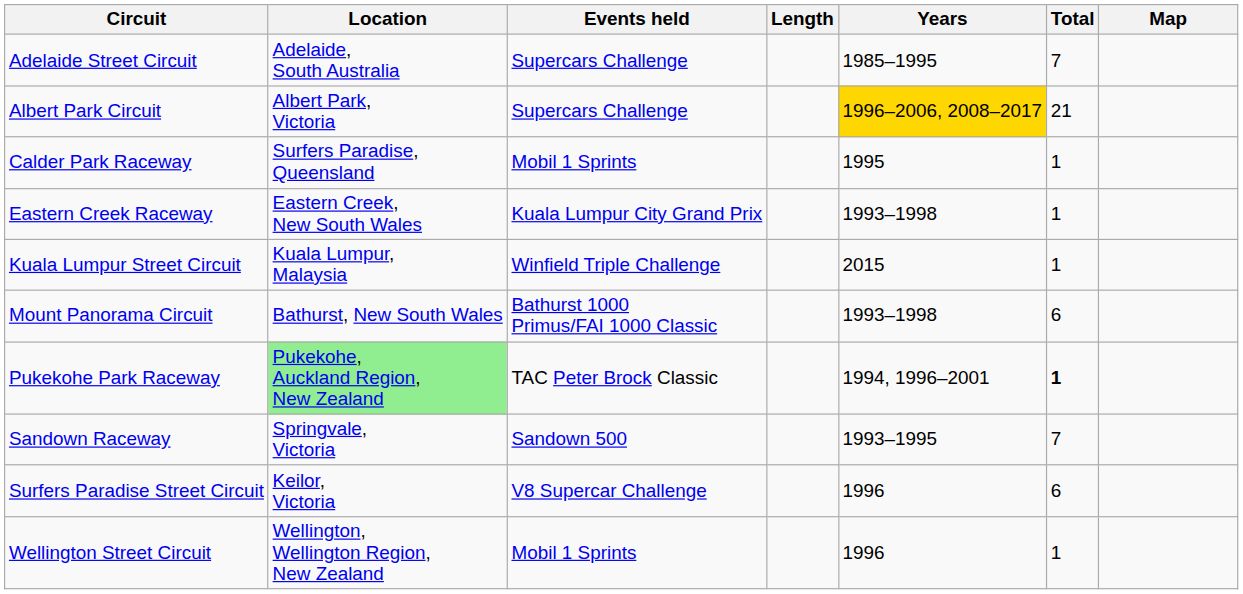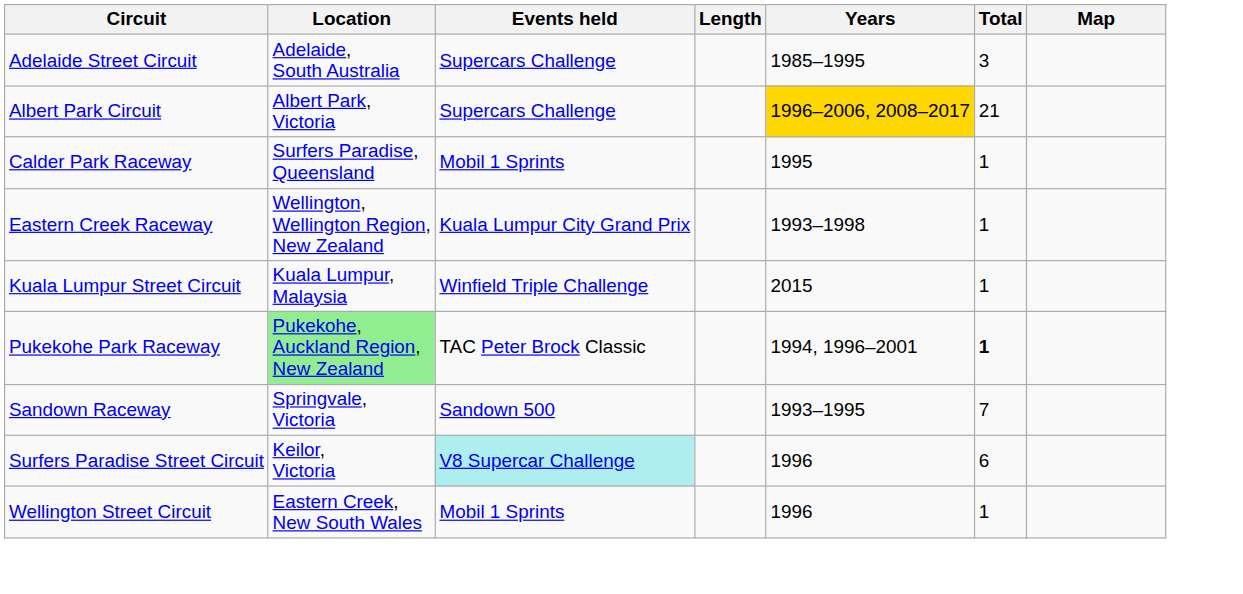(1056, 60) 7 -> (984, 60) 3
(347, 213) Eastern Creek, New South Wales -> (352, 224) Wellington, Wellington Region, New Zealand
- row: (111, 315)
(609, 490) no background -> (537, 460) paleturquoise background
(352, 552) Wellington, Wellington Region, New Zealand -> (347, 511) Eastern Creek, New South Wales
